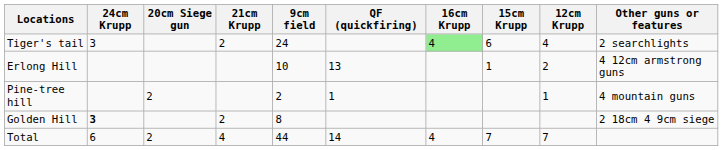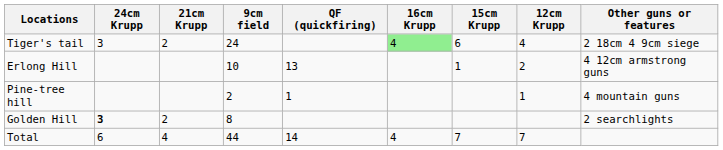- column: (180, 19)
(644, 43) 2 searchlights -> (641, 43) 2 18cm 4 9cm siege
(657, 119) 2 18cm 4 9cm siege -> (628, 119) 2 searchlights
